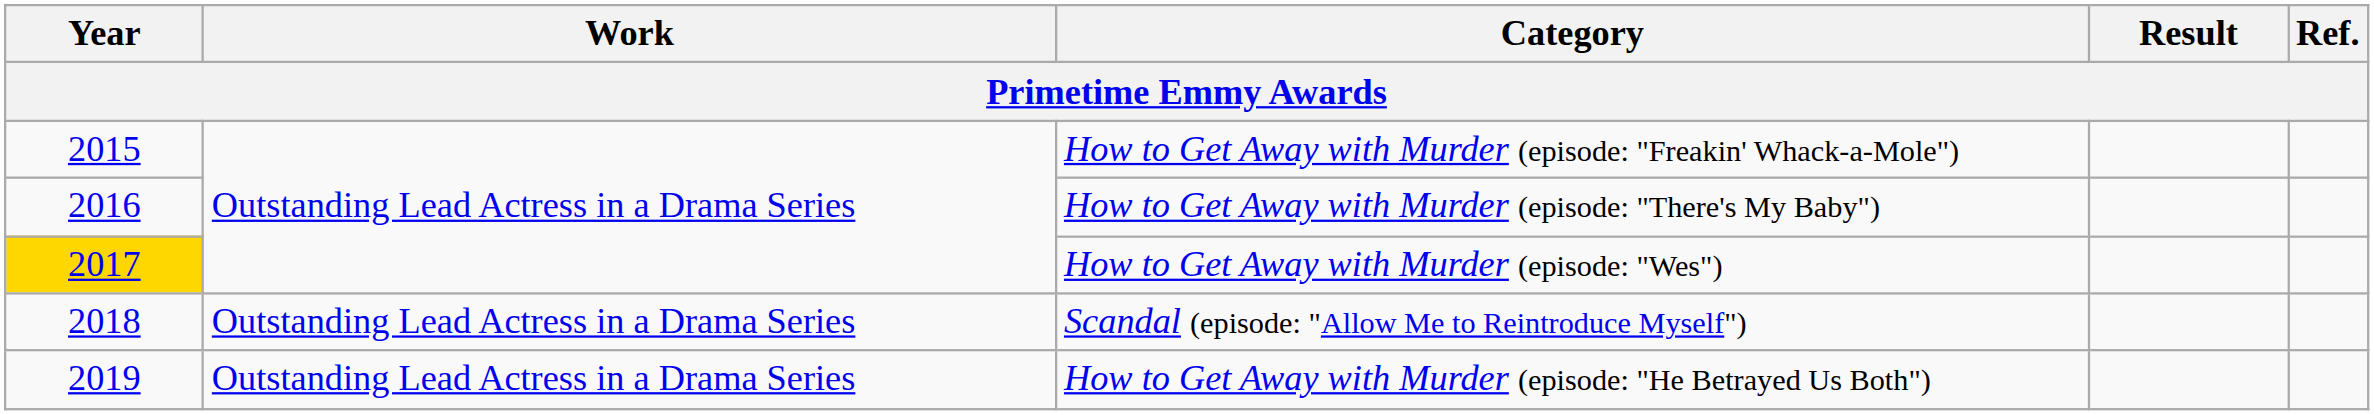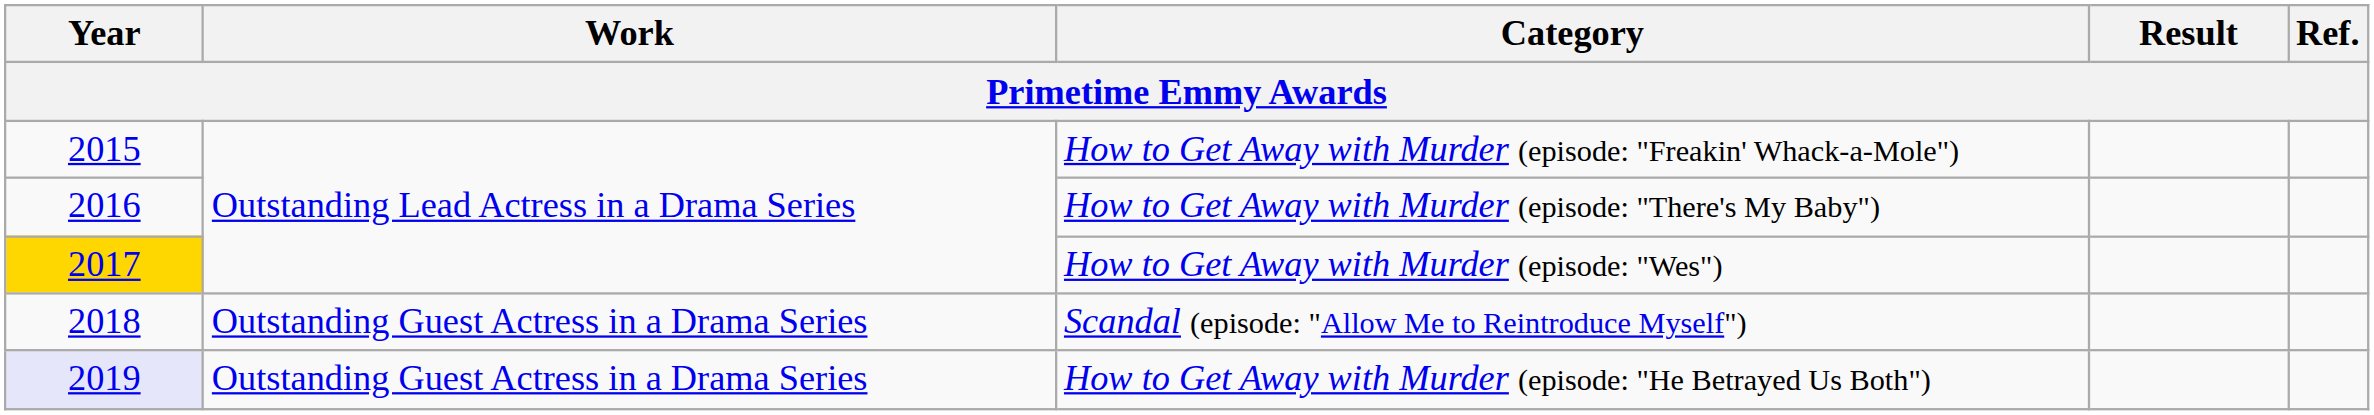(534, 321) Outstanding Lead Actress in a Drama Series -> (540, 321) Outstanding Guest Actress in a Drama Series
(104, 378) no background -> (104, 378) lavender background
(534, 378) Outstanding Lead Actress in a Drama Series -> (540, 378) Outstanding Guest Actress in a Drama Series
